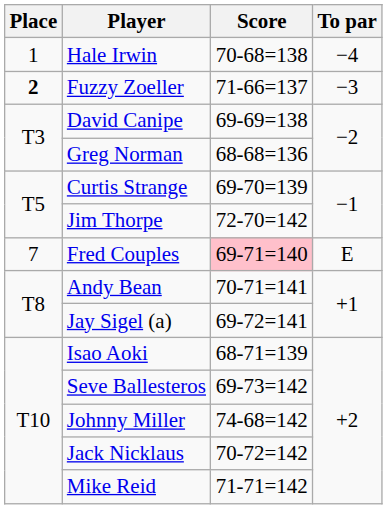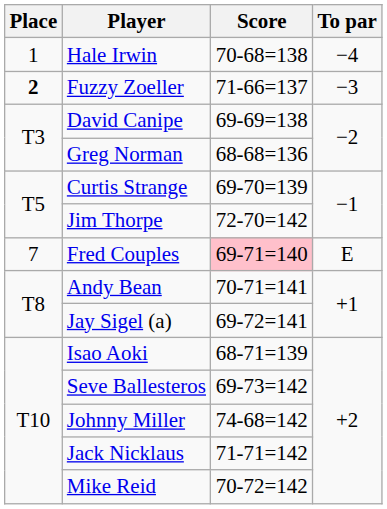(262, 453) 70-72=142 -> (262, 453) 71-71=142
(262, 486) 71-71=142 -> (262, 486) 70-72=142
